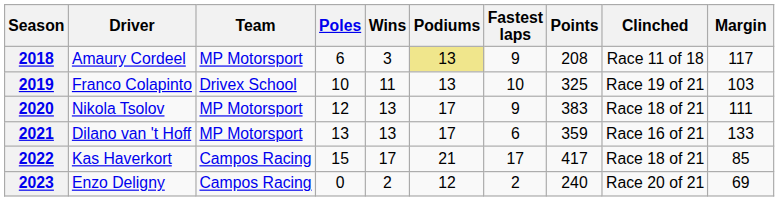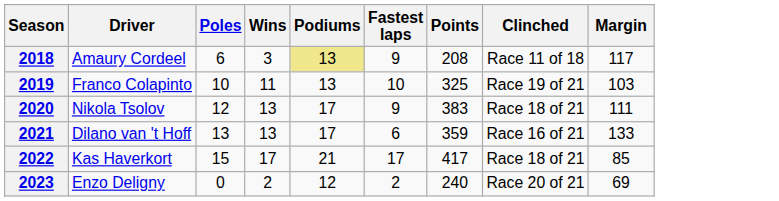- column: (256, 25)
